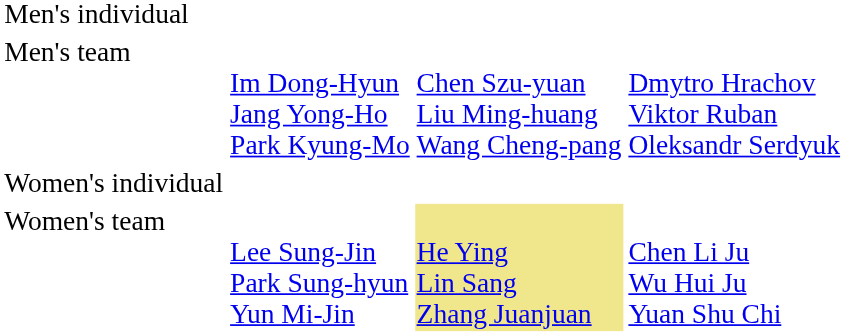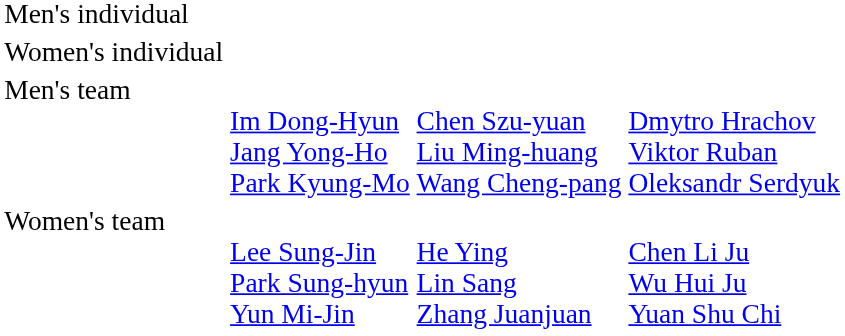rows swapped: (67, 52) <-> (114, 182)
(504, 282) khaki background -> (504, 282) no background
